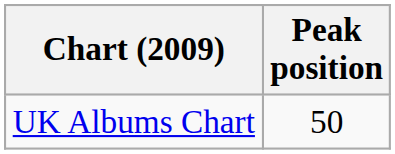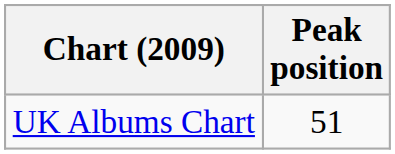(327, 121) 50 -> (327, 121) 51
